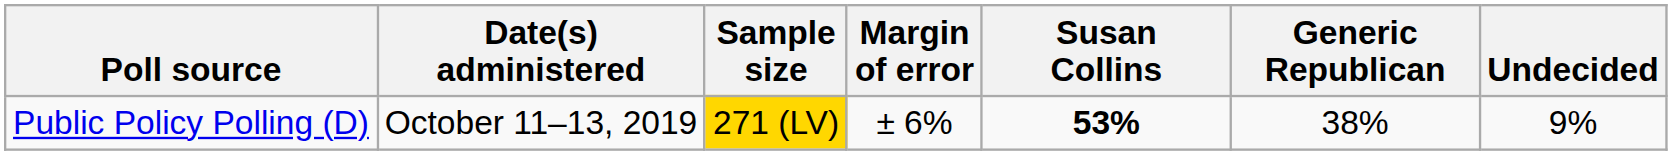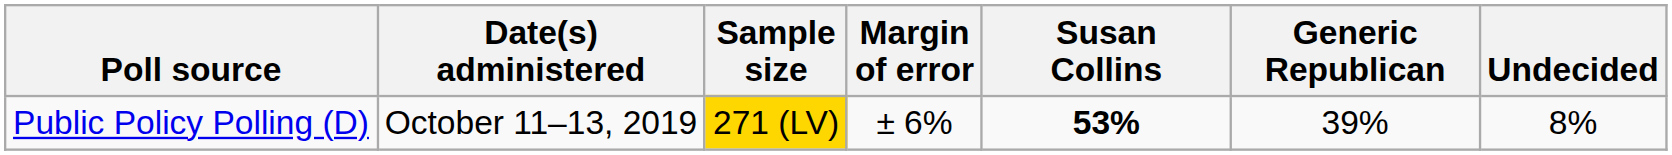(1355, 122) 38% -> (1355, 122) 39%
(1573, 122) 9% -> (1573, 122) 8%
